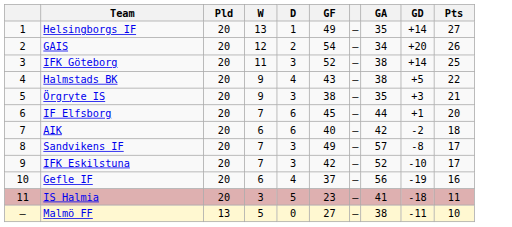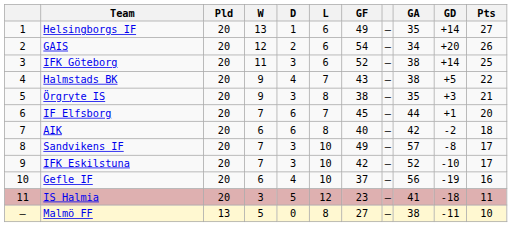+ column: (326, 13)
